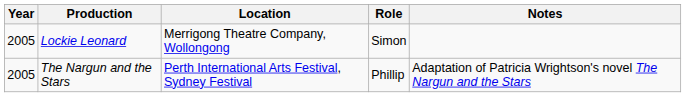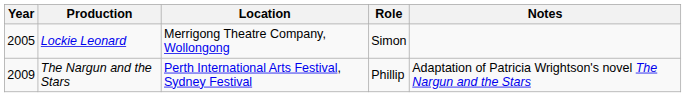(21, 75) 2005 -> (21, 75) 2009
